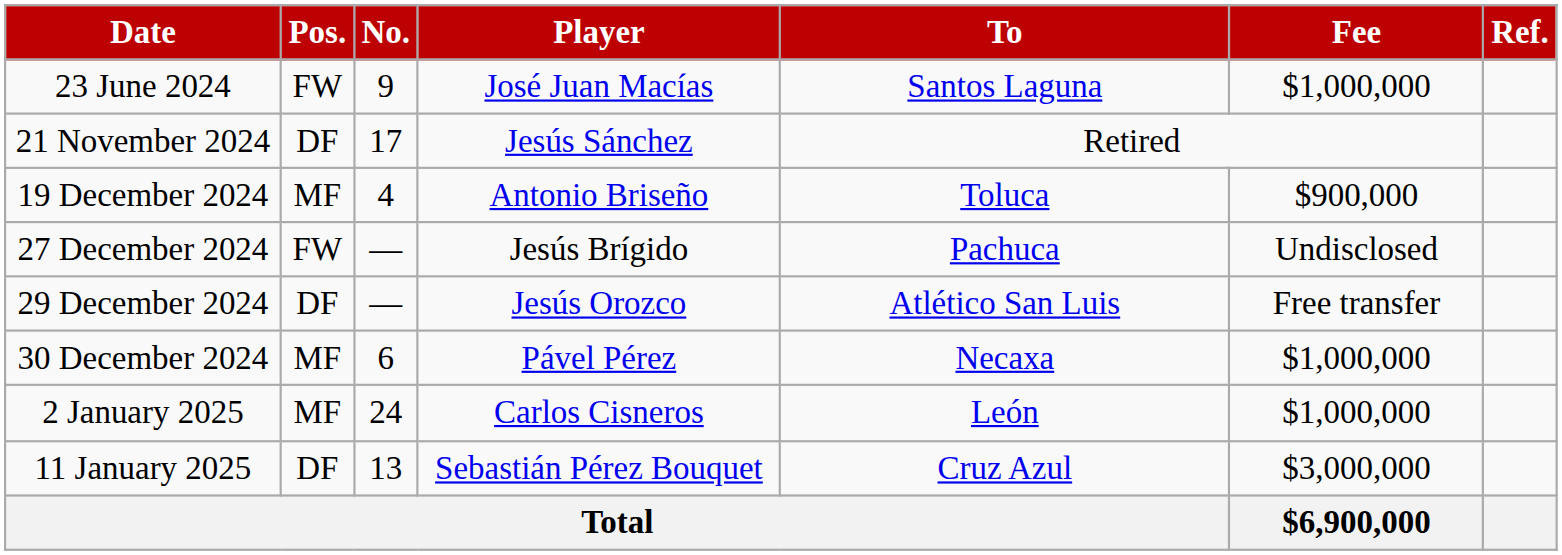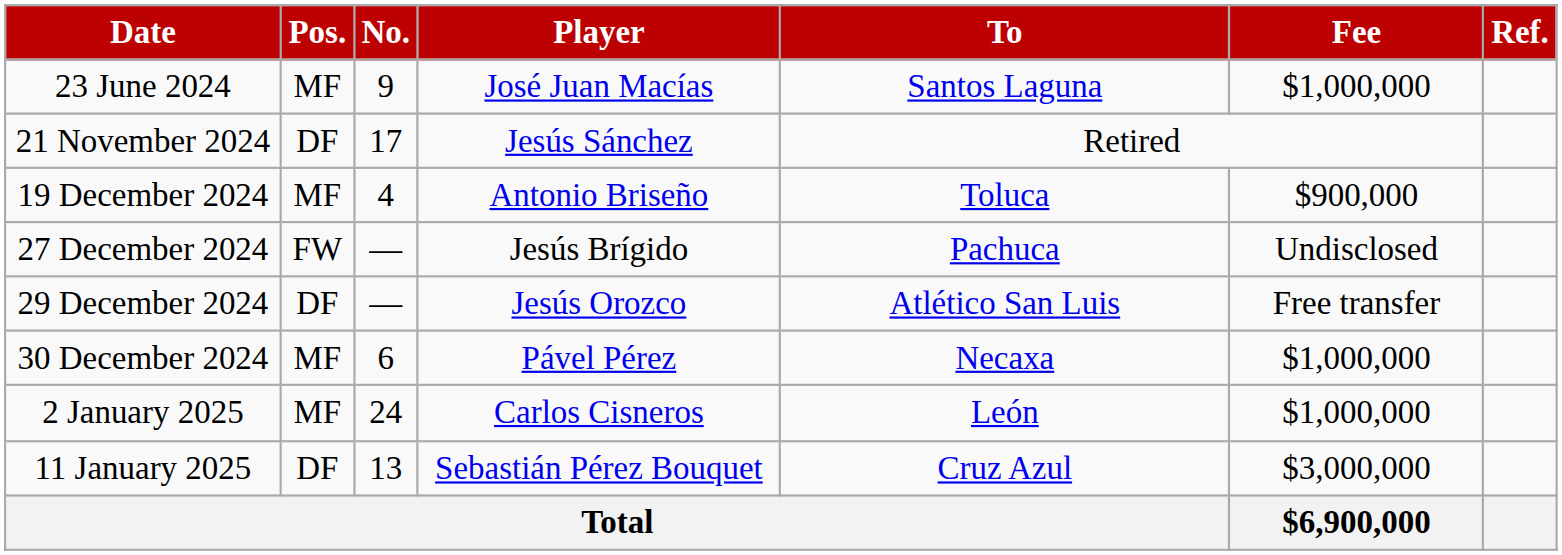(317, 86) FW -> (317, 86) MF
